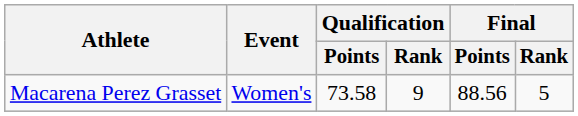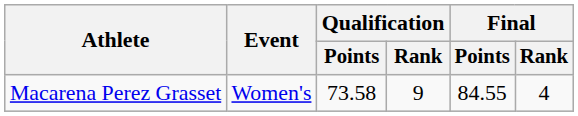(482, 93) 88.56 -> (482, 93) 84.55
(544, 93) 5 -> (544, 93) 4
